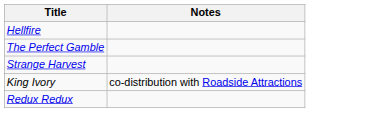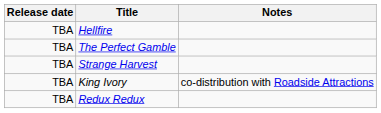+ column: (40, 13)
